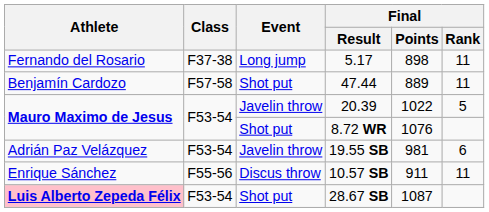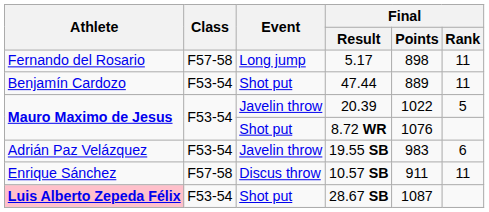(210, 61) F37-38 -> (210, 61) F57-58
(210, 84) F57-58 -> (210, 84) F53-54
(417, 151) 981 -> (417, 151) 983
(210, 174) F55-56 -> (210, 174) F57-58
